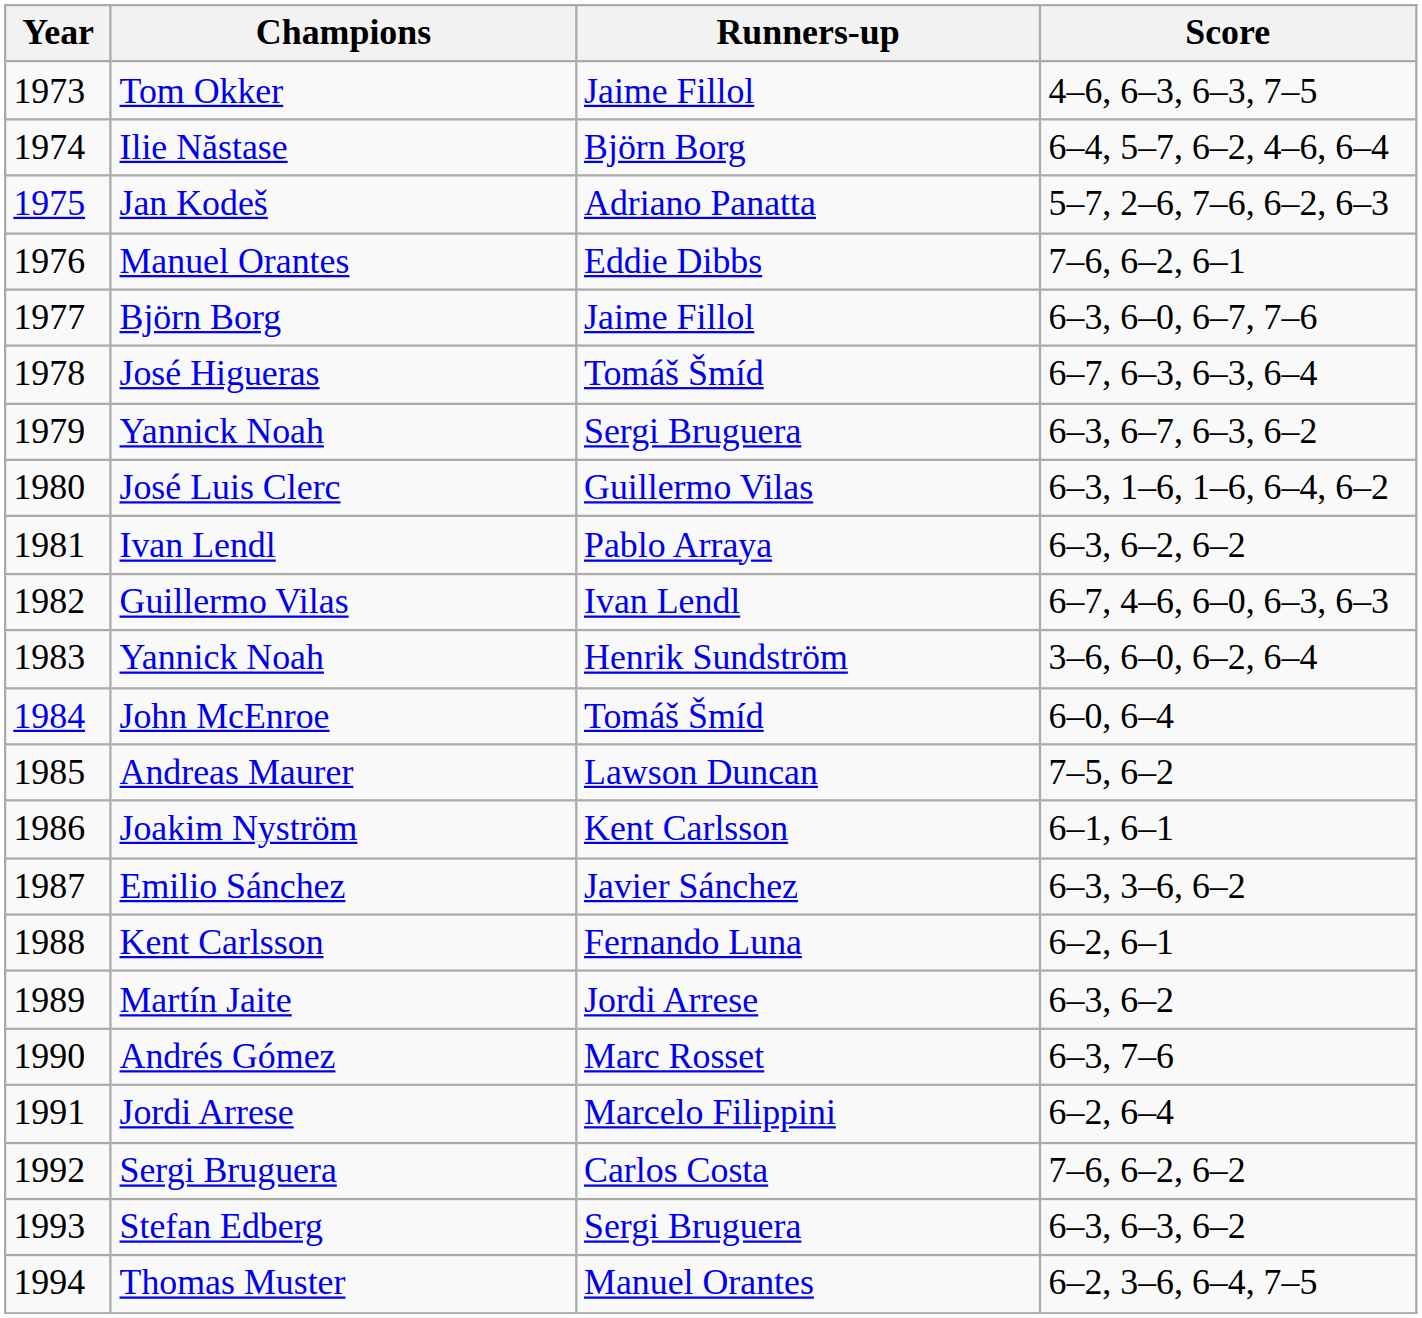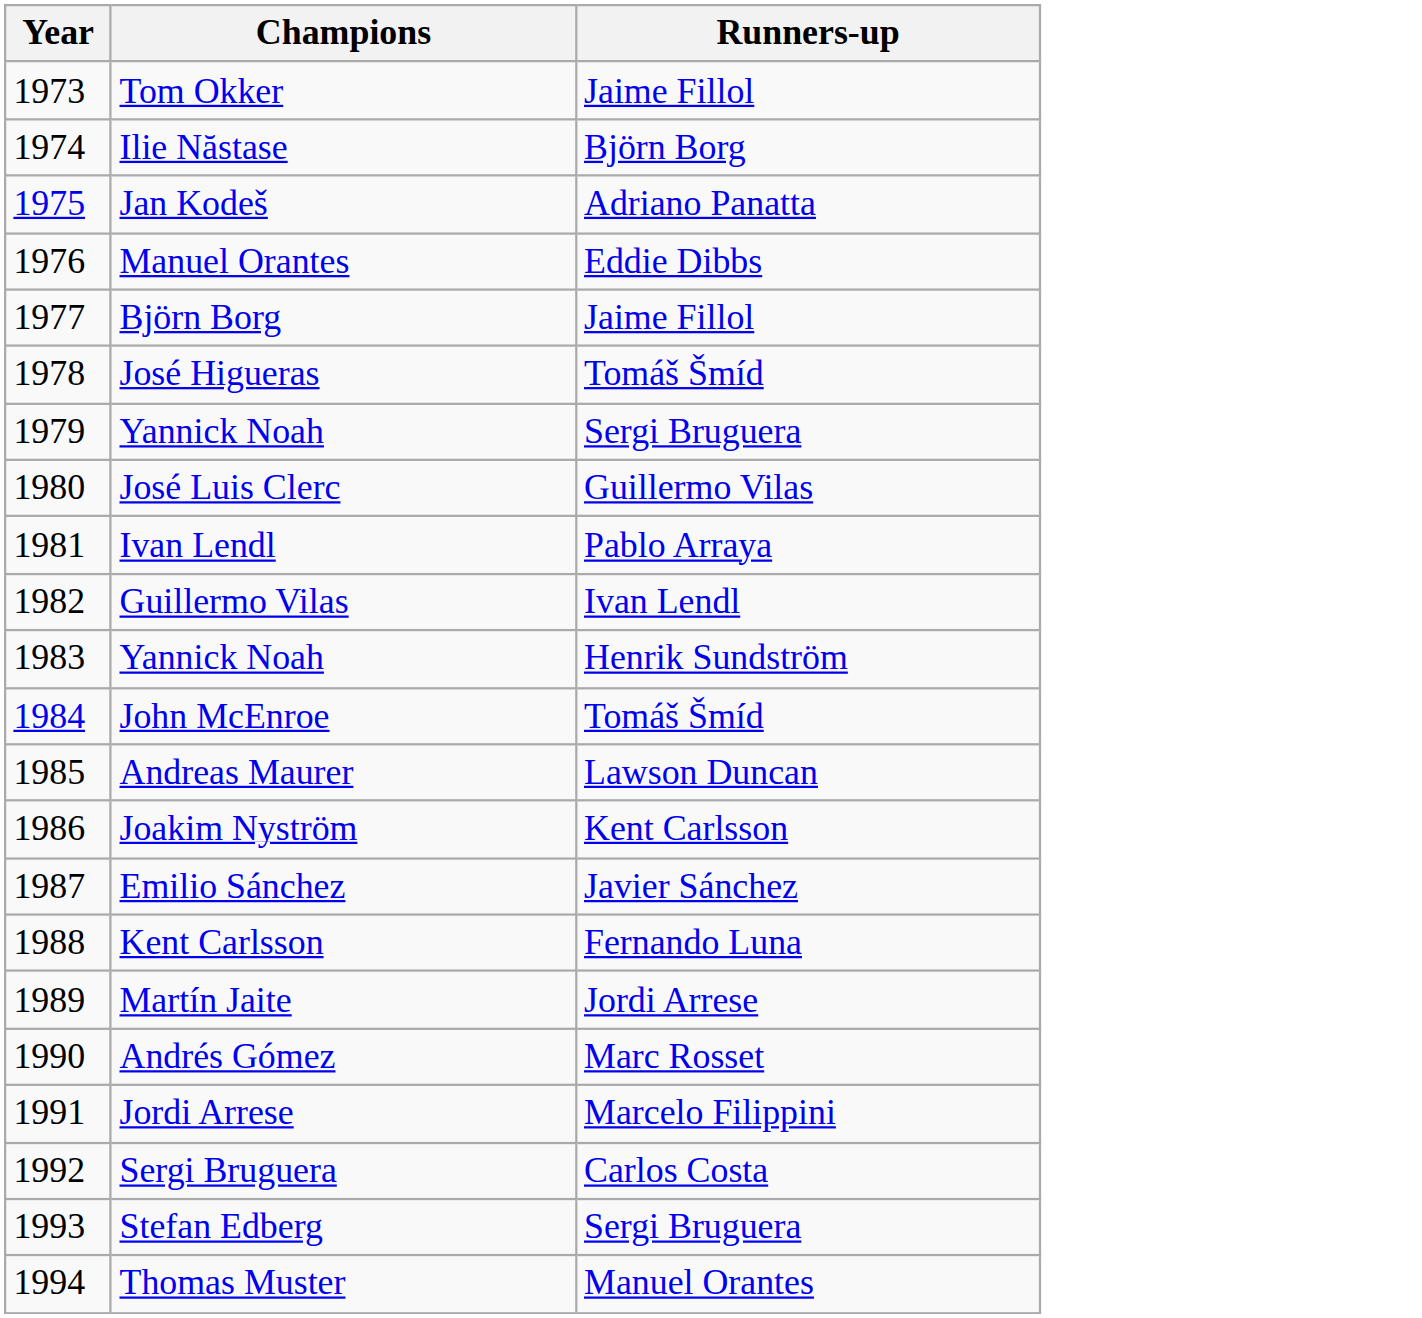- column: (1228, 32)
